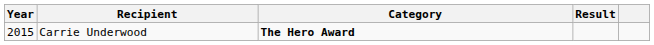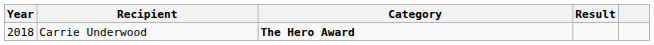(21, 32) 2015 -> (21, 32) 2018
